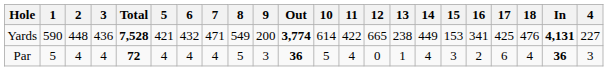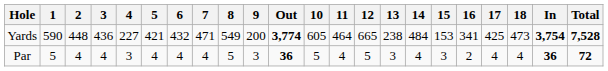columns swapped: (590, 14) <-> (134, 14)
(326, 35) 614 -> (317, 35) 605
(352, 35) 422 -> (342, 35) 464
(428, 35) 449 -> (418, 35) 484
(530, 35) 476 -> (520, 35) 473
(560, 35) 4,131 -> (550, 35) 3,754
(377, 55) 0 -> (367, 55) 5
(403, 55) 1 -> (393, 55) 3
(504, 55) 6 -> (494, 55) 4
